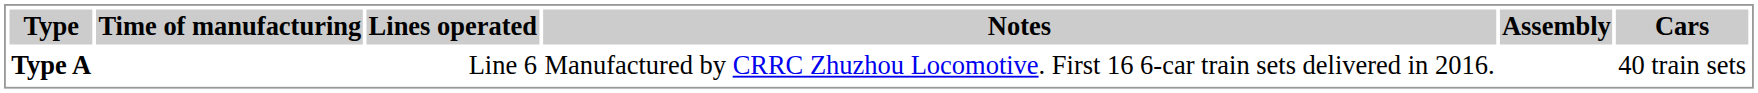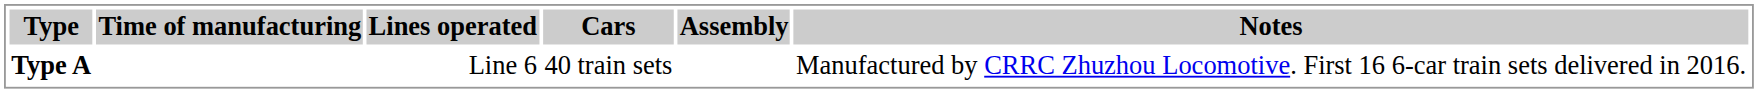columns swapped: (1682, 26) <-> (1019, 26)
